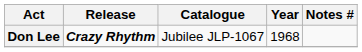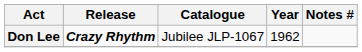(285, 36) 1968 -> (285, 36) 1962
